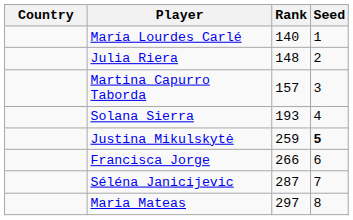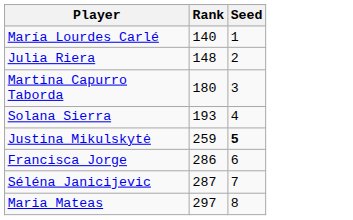- column: (46, 15)
(287, 88) 157 -> (204, 88) 180
(287, 160) 266 -> (204, 160) 286
